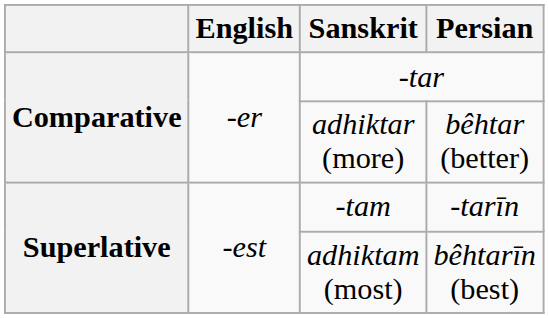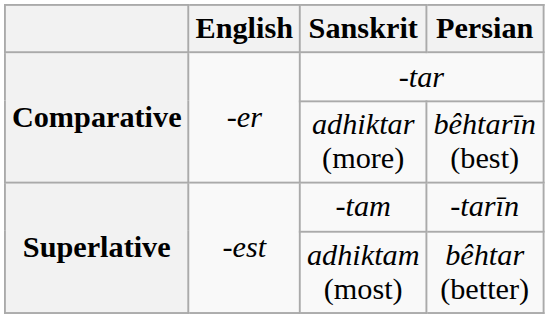(485, 141) bêhtar (better) -> (485, 141) bêhtarīn (best)
(485, 271) bêhtarīn (best) -> (485, 271) bêhtar (better)
